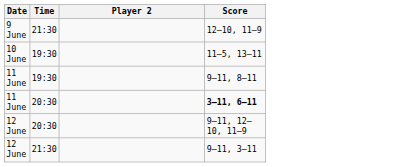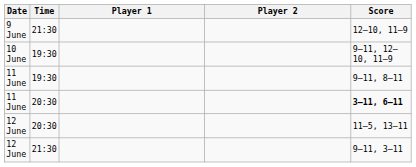+ column: (132, 11)
(234, 54) 11–5, 13–11 -> (375, 54) 9–11, 12–10, 11–9
(229, 126) 9–11, 12–10, 11–9 -> (380, 126) 11–5, 13–11
